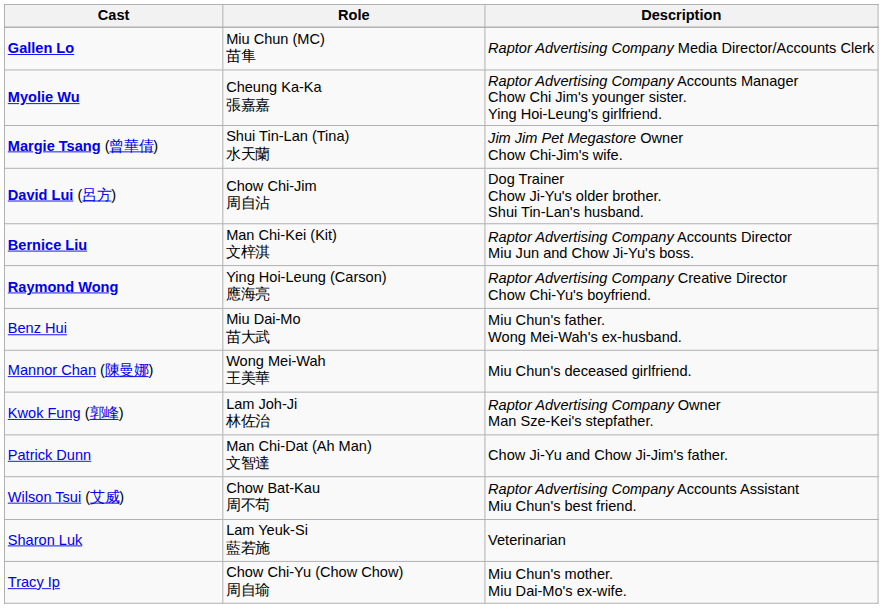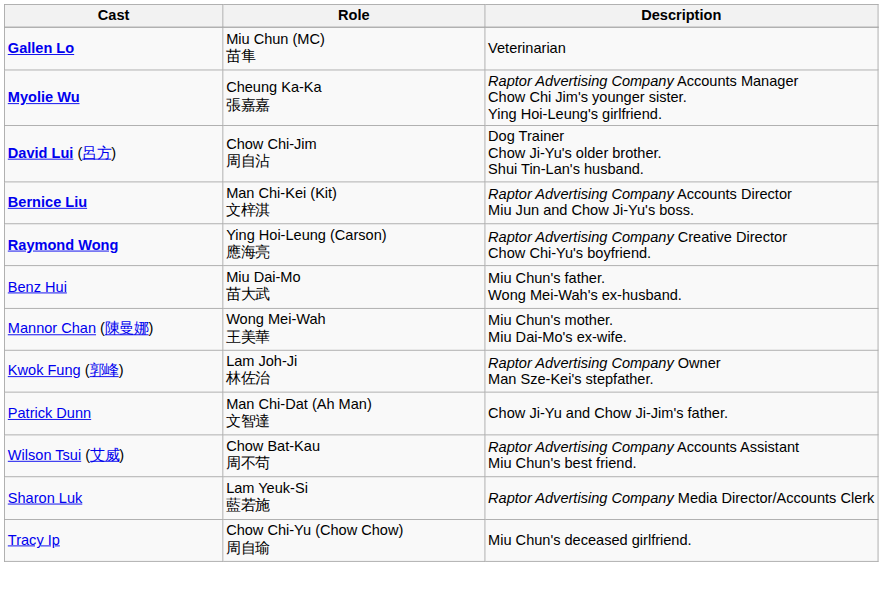(681, 48) Raptor Advertising Company Media Director/Accounts Clerk -> (527, 48) Veterinarian
- row: (83, 146)
(590, 371) Miu Chun's deceased girlfriend. -> (557, 329) Miu Chun's mother. Miu Dai-Mo's ex-wife.
(527, 540) Veterinarian -> (681, 498) Raptor Advertising Company Media Director/Accounts Clerk
(557, 582) Miu Chun's mother. Miu Dai-Mo's ex-wife. -> (590, 540) Miu Chun's deceased girlfriend.
